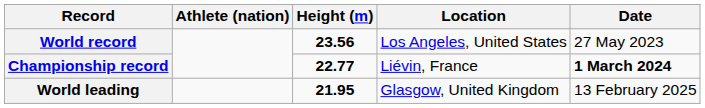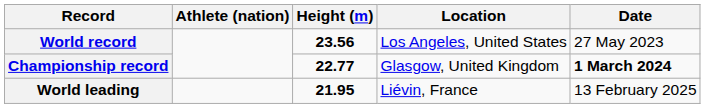(429, 66) Liévin, France -> (470, 66) Glasgow, United Kingdom
(470, 90) Glasgow, United Kingdom -> (429, 90) Liévin, France
